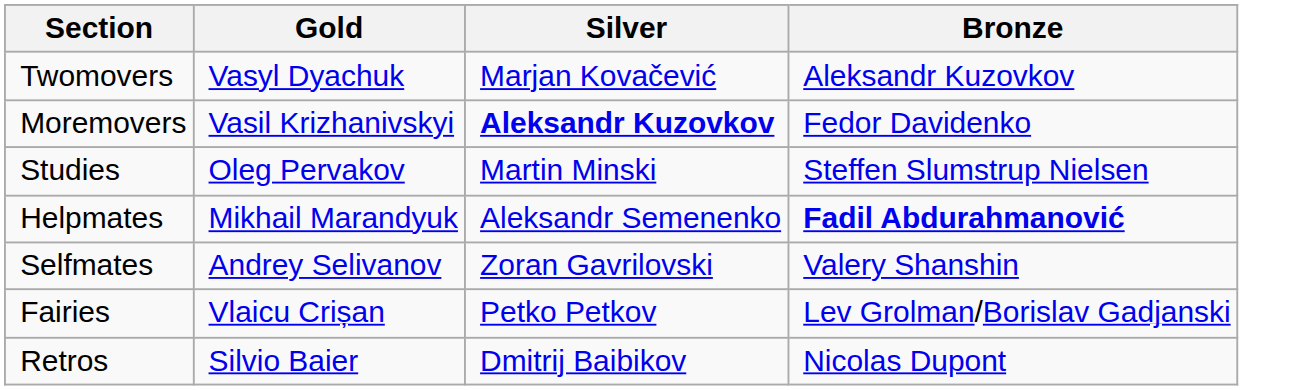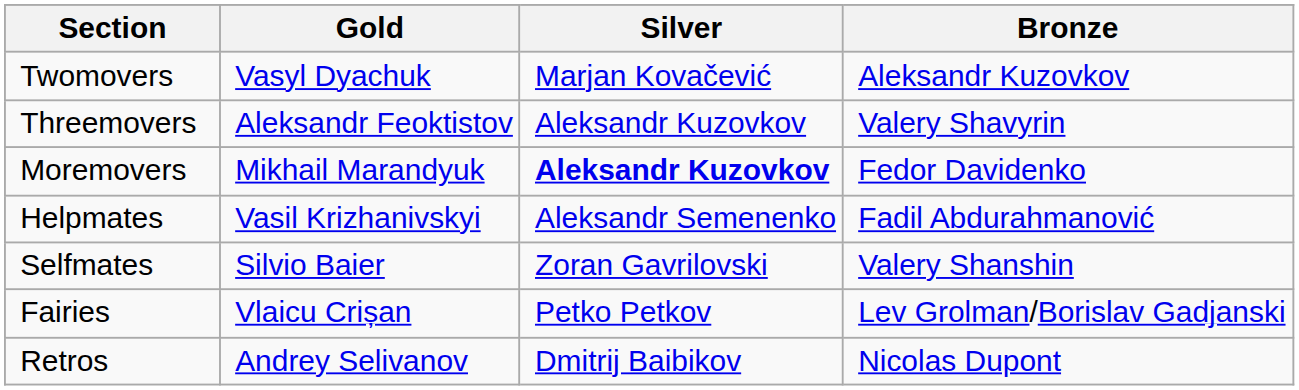+ row: (112, 123)
(327, 123) Vasil Krizhanivskyi -> (356, 170) Mikhail Marandyuk
- row: (66, 170)
(329, 218) Mikhail Marandyuk -> (354, 218) Vasil Krizhanivskyi
(960, 218) bold -> (1002, 218) normal
(321, 265) Andrey Selivanov -> (306, 265) Silvio Baier
(279, 360) Silvio Baier -> (347, 360) Andrey Selivanov
